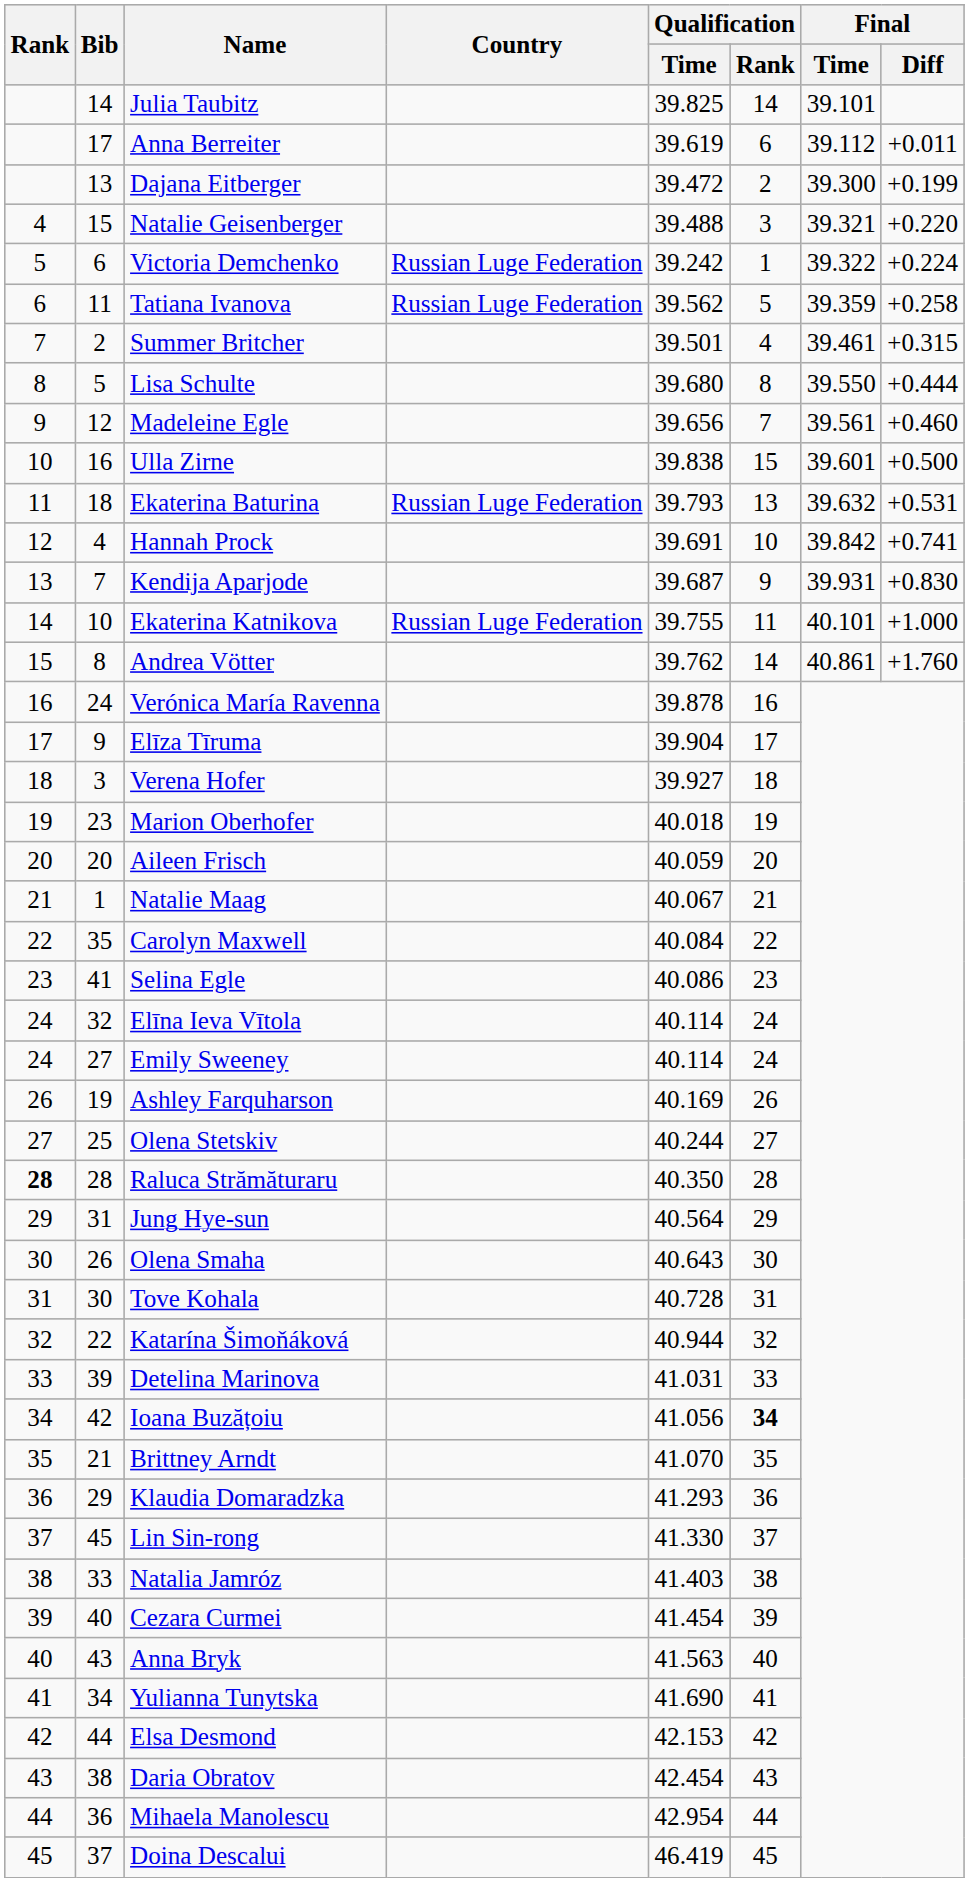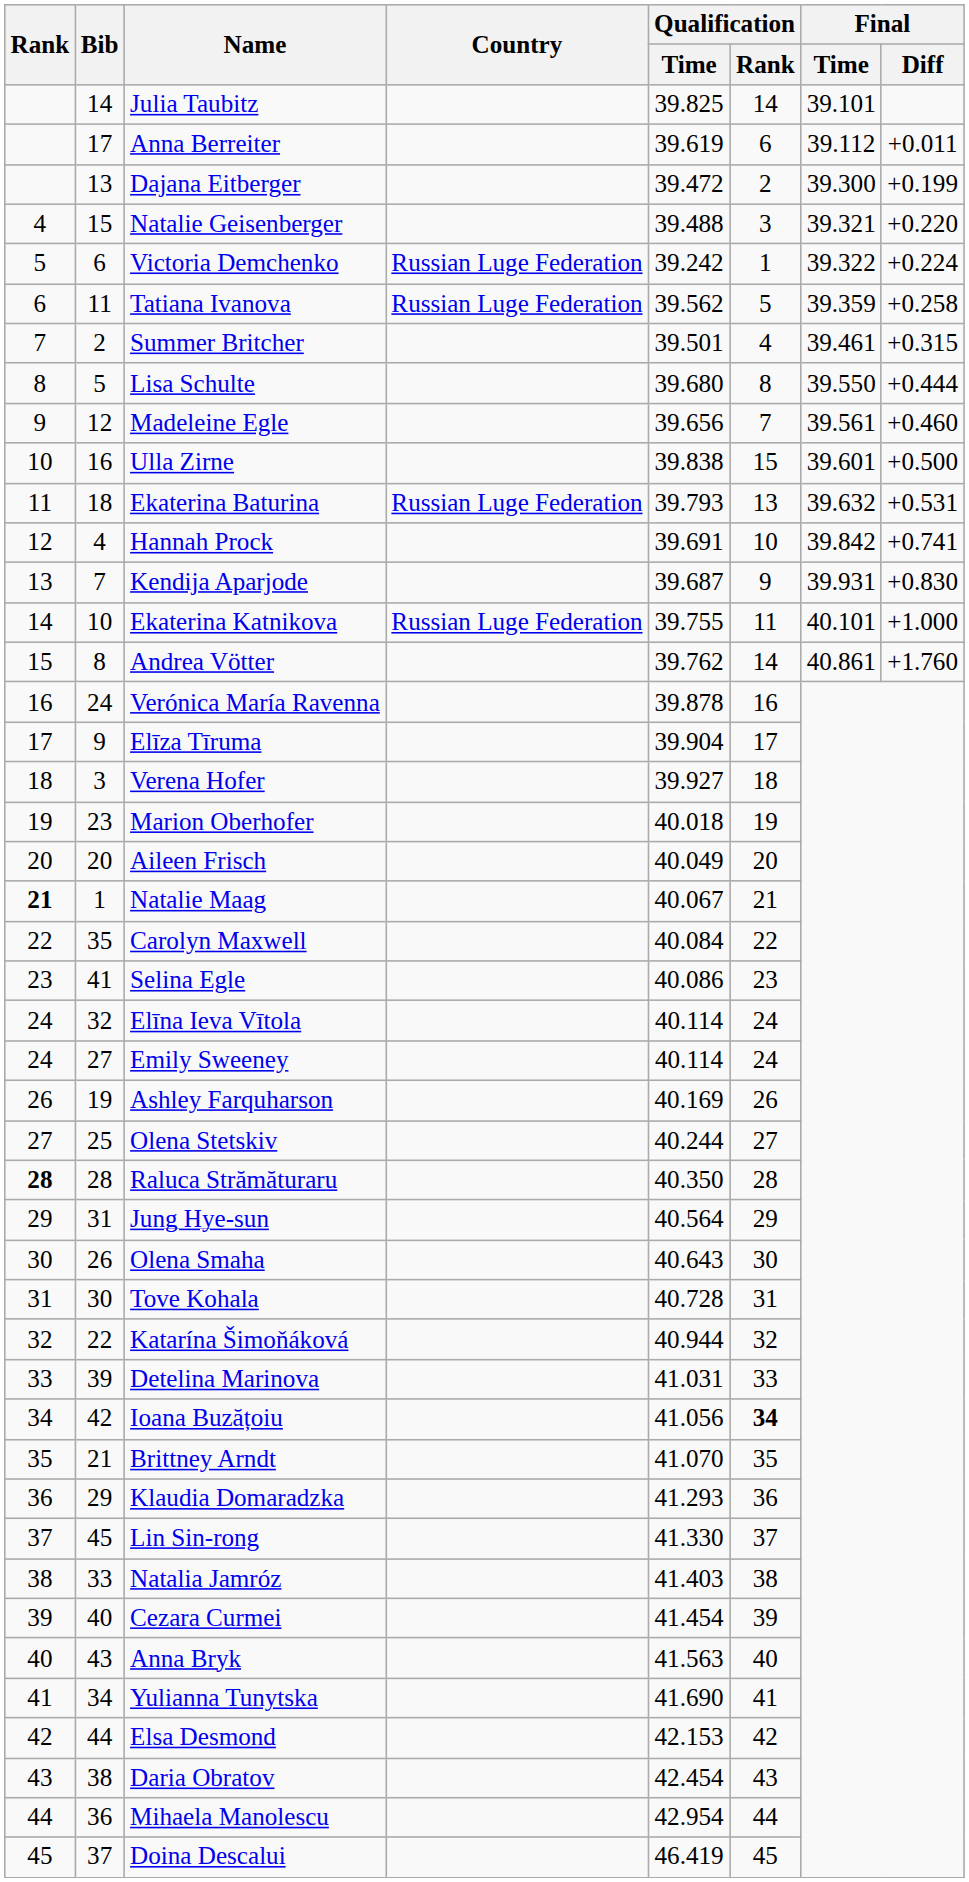(689, 861) 40.059 -> (689, 861) 40.049
(40, 900) normal -> (40, 900) bold
